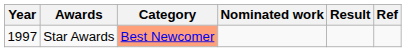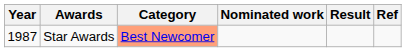(22, 36) 1997 -> (22, 36) 1987
